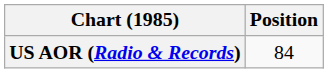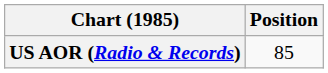(284, 51) 84 -> (284, 51) 85
